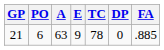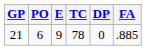- column: (61, 14)
